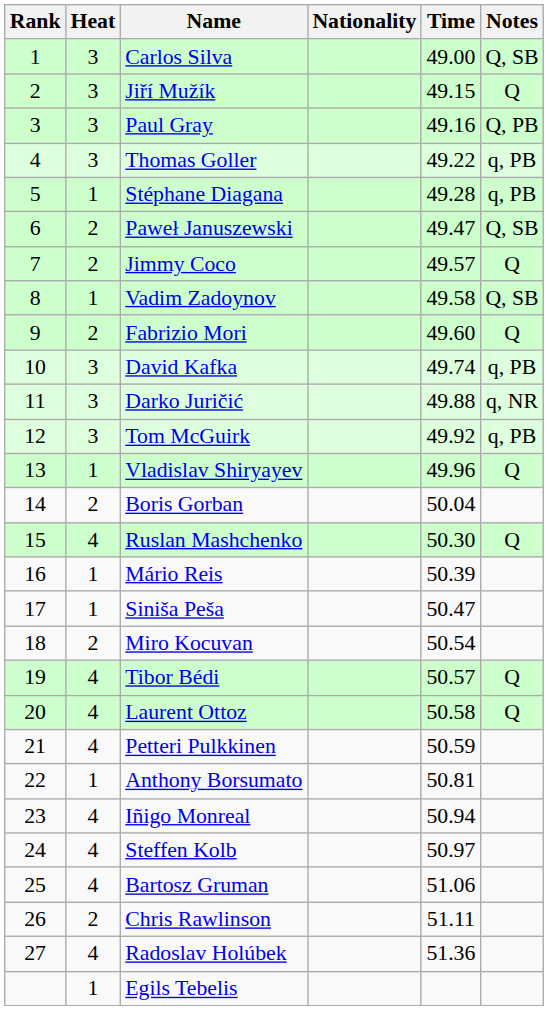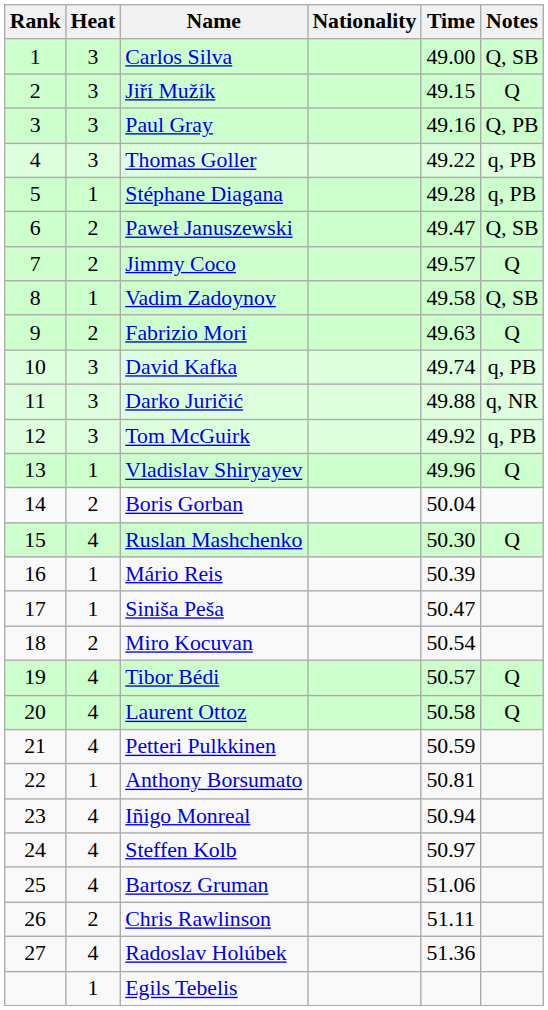(451, 332) 49.60 -> (451, 332) 49.63
